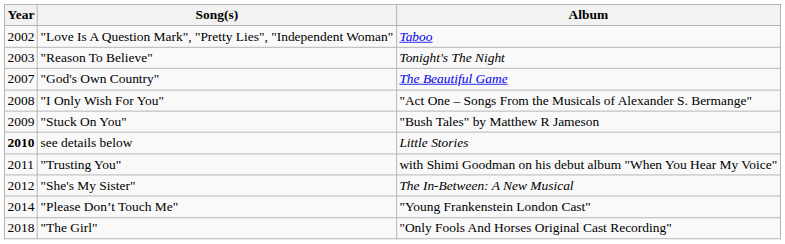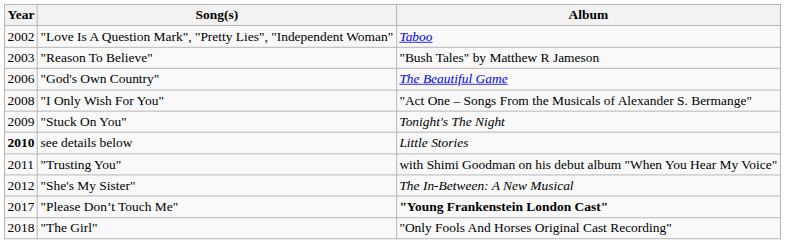(452, 57) Tonight's The Night -> (499, 57) "Bush Tales" by Matthew R Jameson
(21, 79) 2007 -> (21, 79) 2006
(499, 121) "Bush Tales" by Matthew R Jameson -> (452, 121) Tonight's The Night
(21, 206) 2014 -> (21, 206) 2017
(495, 206) normal -> (504, 206) bold
